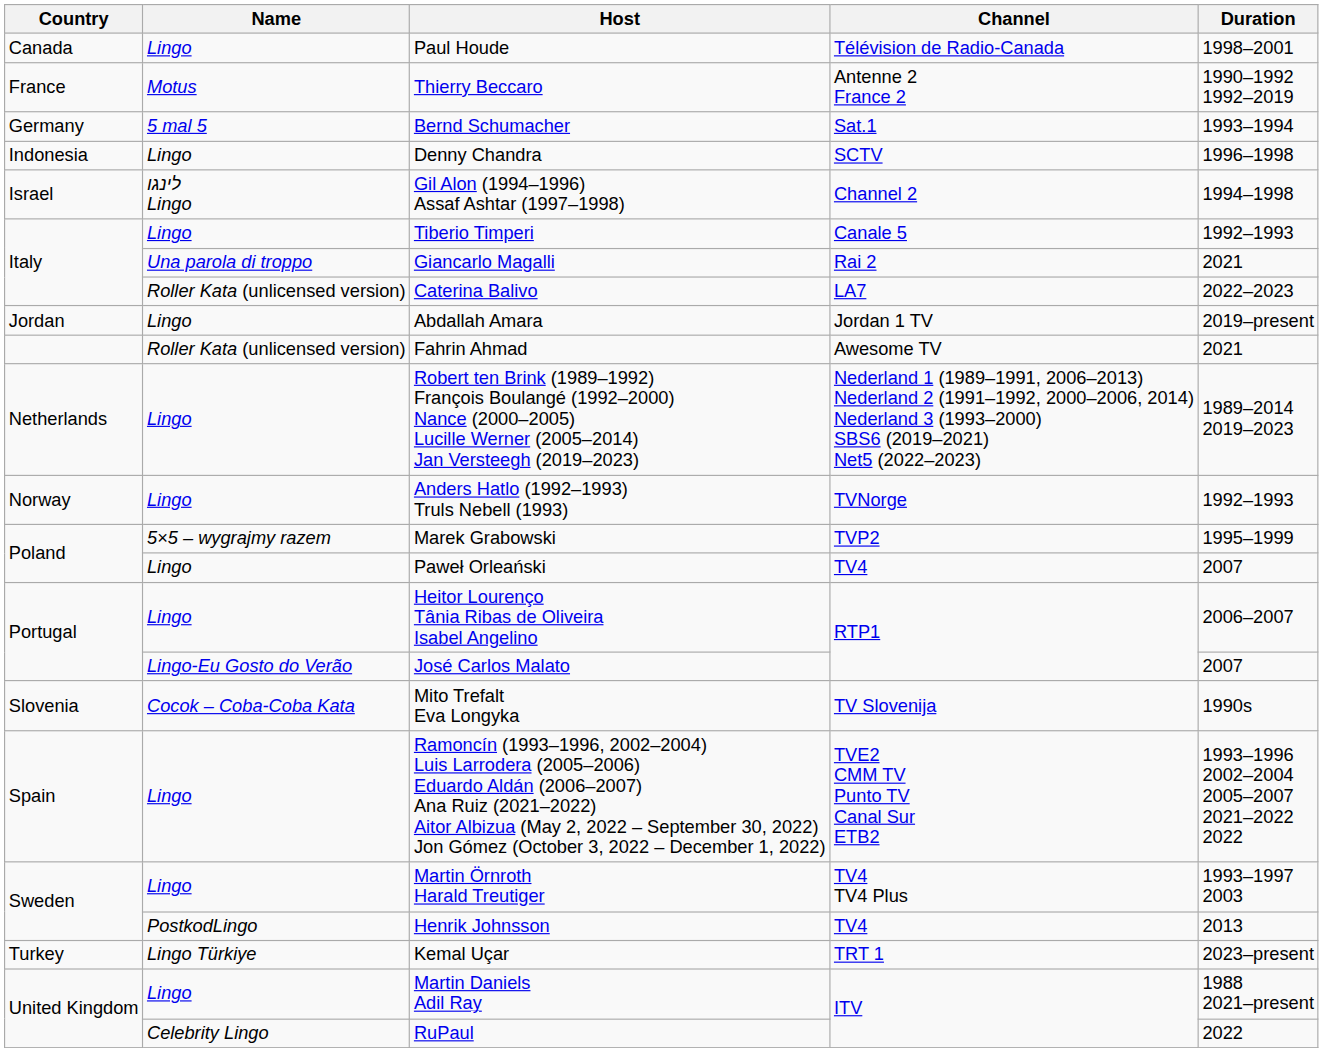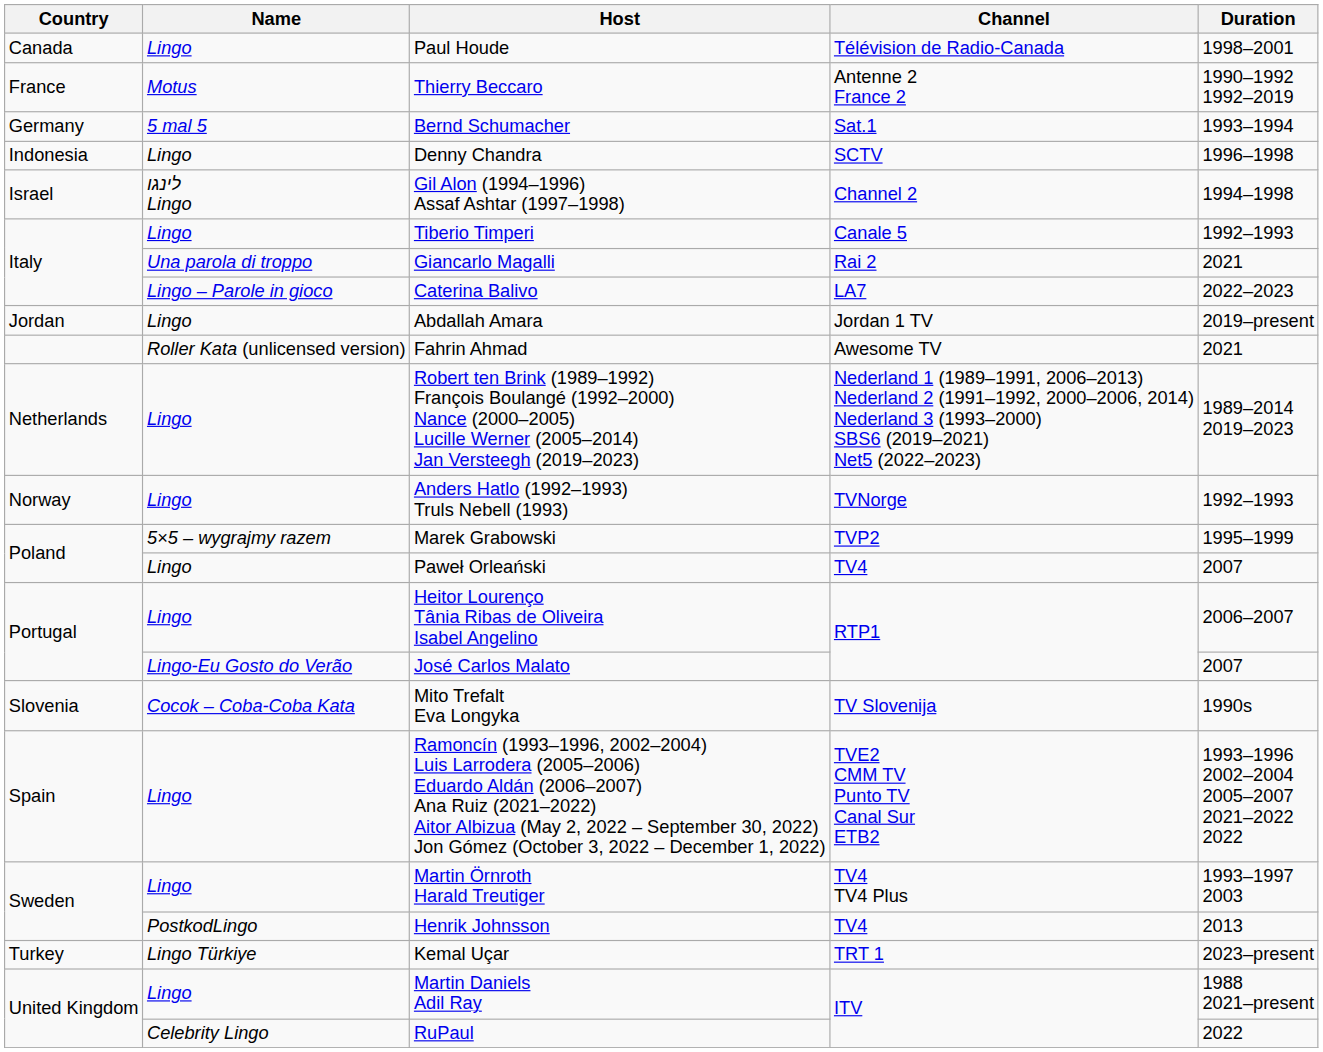(276, 291) Roller Kata (unlicensed version) -> (240, 291) Lingo – Parole in gioco
